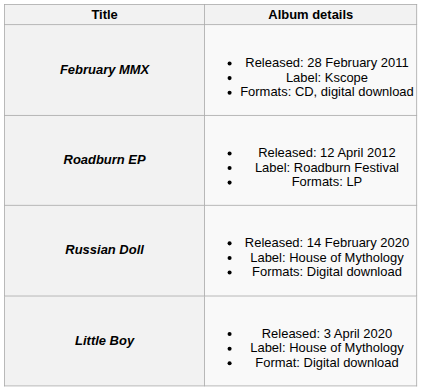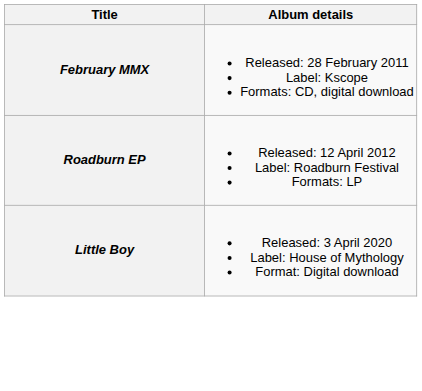- row: (105, 250)
